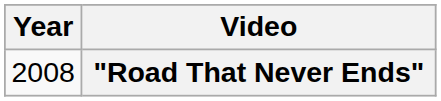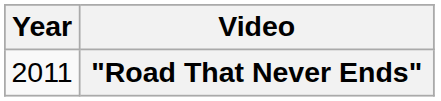(43, 72) 2008 -> (42, 72) 2011
